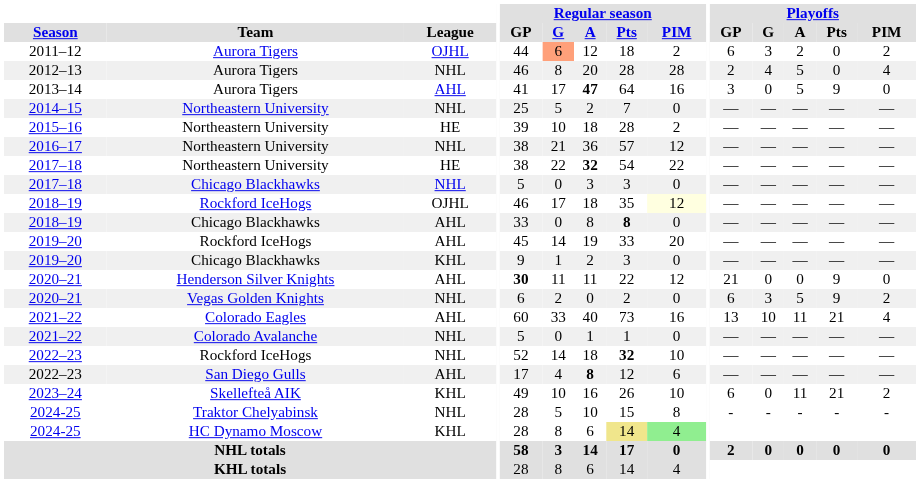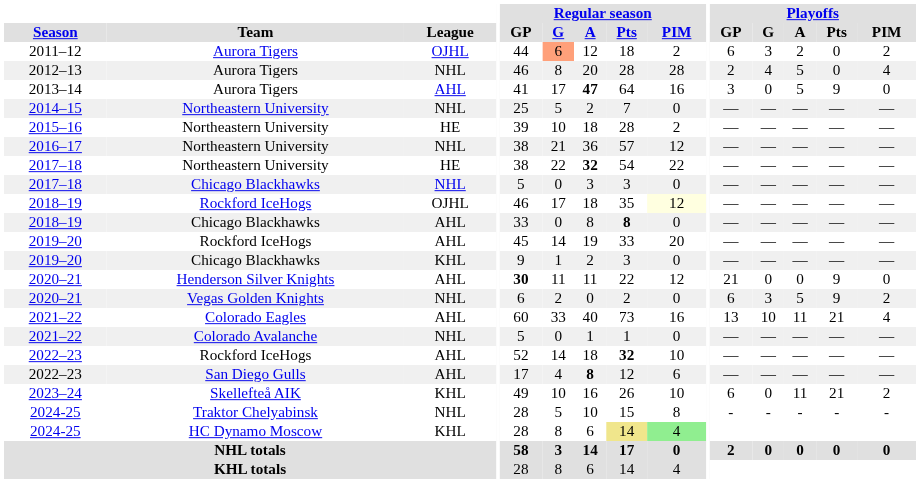(450, 355) NHL -> (450, 355) AHL
